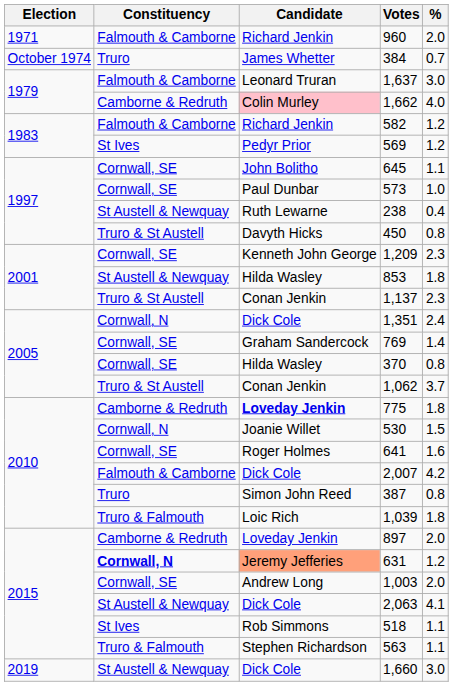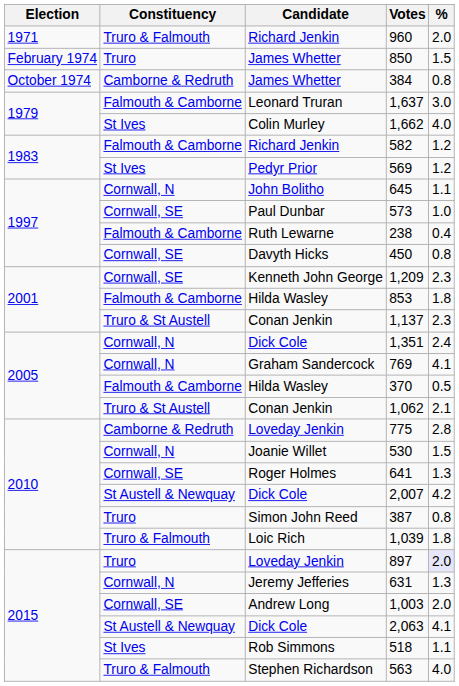(167, 37) Falmouth & Camborne -> (157, 37) Truro & Falmouth
+ row: (401, 59)
(114, 59) Truro -> (168, 80) Camborne & Redruth
(435, 59) 0.7 -> (442, 80) 0.8
(162, 102) Camborne & Redruth -> (124, 124) St Ives
(280, 102) pink background -> (286, 124) no background
(137, 168) Cornwall, SE -> (139, 189) Cornwall, N
(163, 211) St Austell & Newquay -> (173, 233) Falmouth & Camborne
(151, 233) Truro & St Austell -> (143, 255) Cornwall, SE
(163, 277) St Austell & Newquay -> (173, 299) Falmouth & Camborne
(137, 342) Cornwall, SE -> (139, 364) Cornwall, N
(435, 342) 1.4 -> (442, 364) 4.1
(137, 364) Cornwall, SE -> (173, 386) Falmouth & Camborne
(435, 364) 0.8 -> (442, 386) 0.5
(435, 386) 3.7 -> (442, 408) 2.1
(294, 408) bold -> (296, 430) normal
(435, 408) 1.8 -> (442, 430) 2.8
(435, 451) 1.6 -> (442, 473) 1.3
(167, 473) Falmouth & Camborne -> (169, 495) St Austell & Newquay
(162, 539) Camborne & Redruth -> (120, 560) Truro
(435, 539) no background -> (442, 560) lavender background
(135, 560) bold -> (139, 582) normal
(292, 560) lightsalmon background -> (299, 582) no background
(435, 560) 1.2 -> (442, 582) 1.3
(435, 648) 1.1 -> (442, 670) 4.0
- row: (400, 670)
